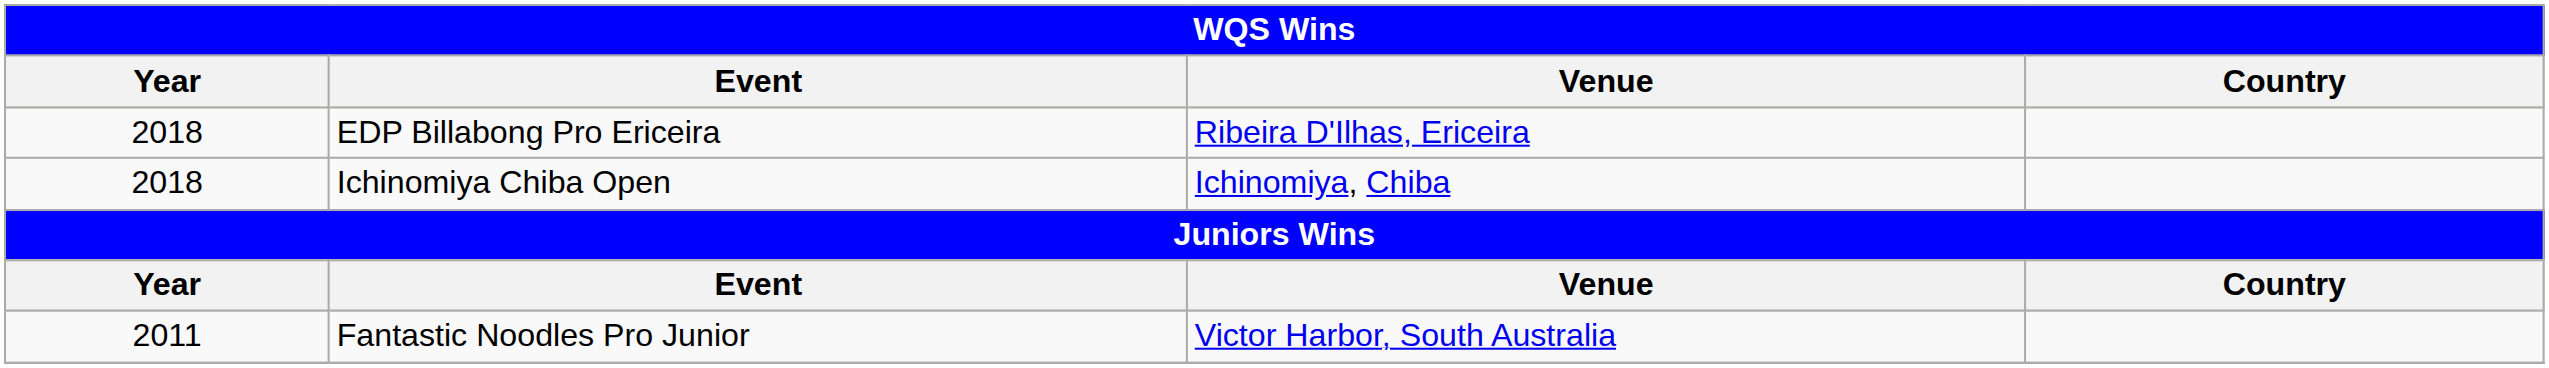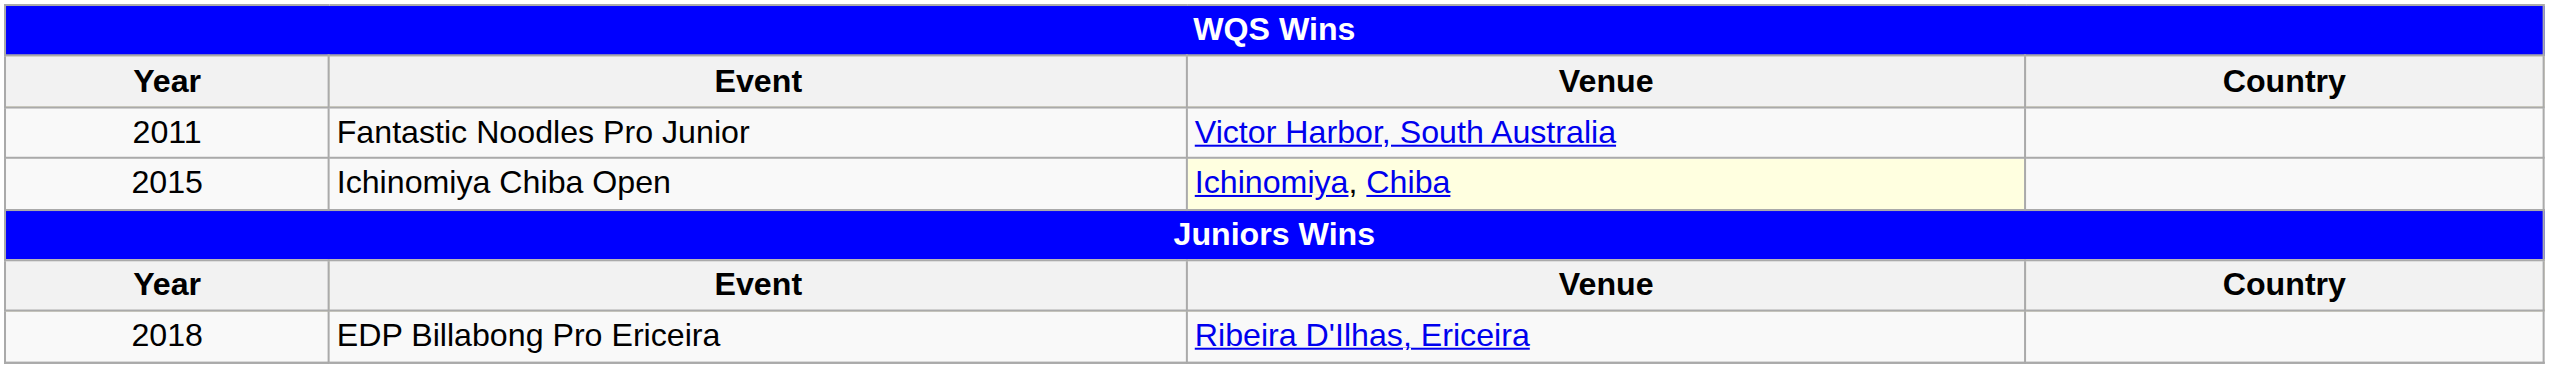rows swapped: (529, 132) <-> (543, 336)
(167, 183) 2018 -> (167, 183) 2015
(1323, 183) no background -> (1323, 183) lightyellow background
